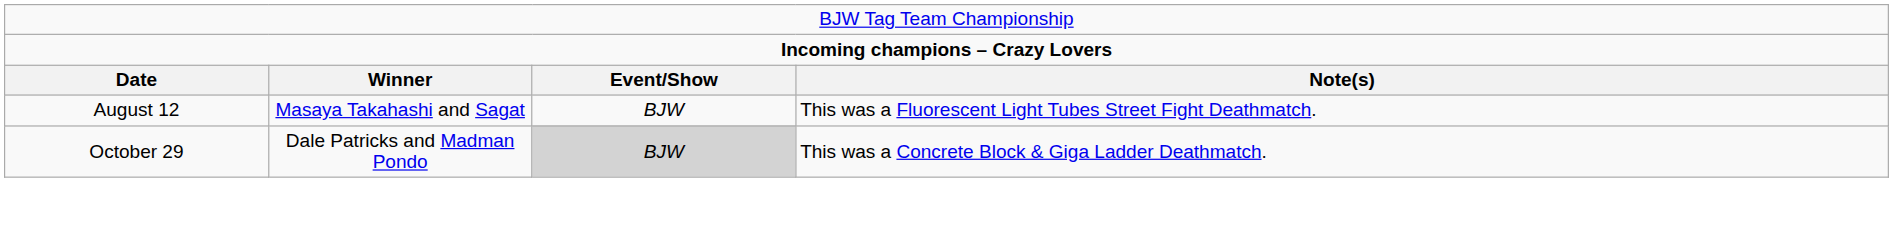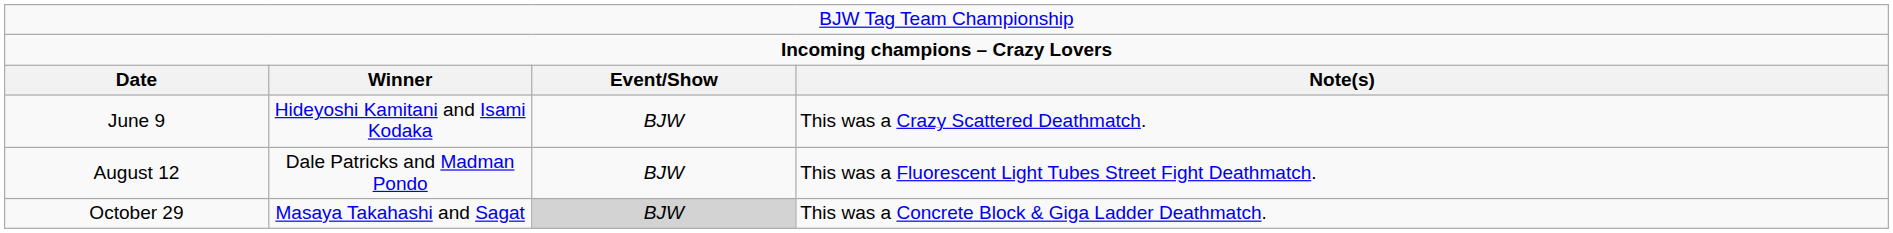+ row: (136, 120)
(400, 110) Masaya Takahashi and Sagat -> (400, 172) Dale Patricks and Madman Pondo
(400, 151) Dale Patricks and Madman Pondo -> (400, 213) Masaya Takahashi and Sagat
